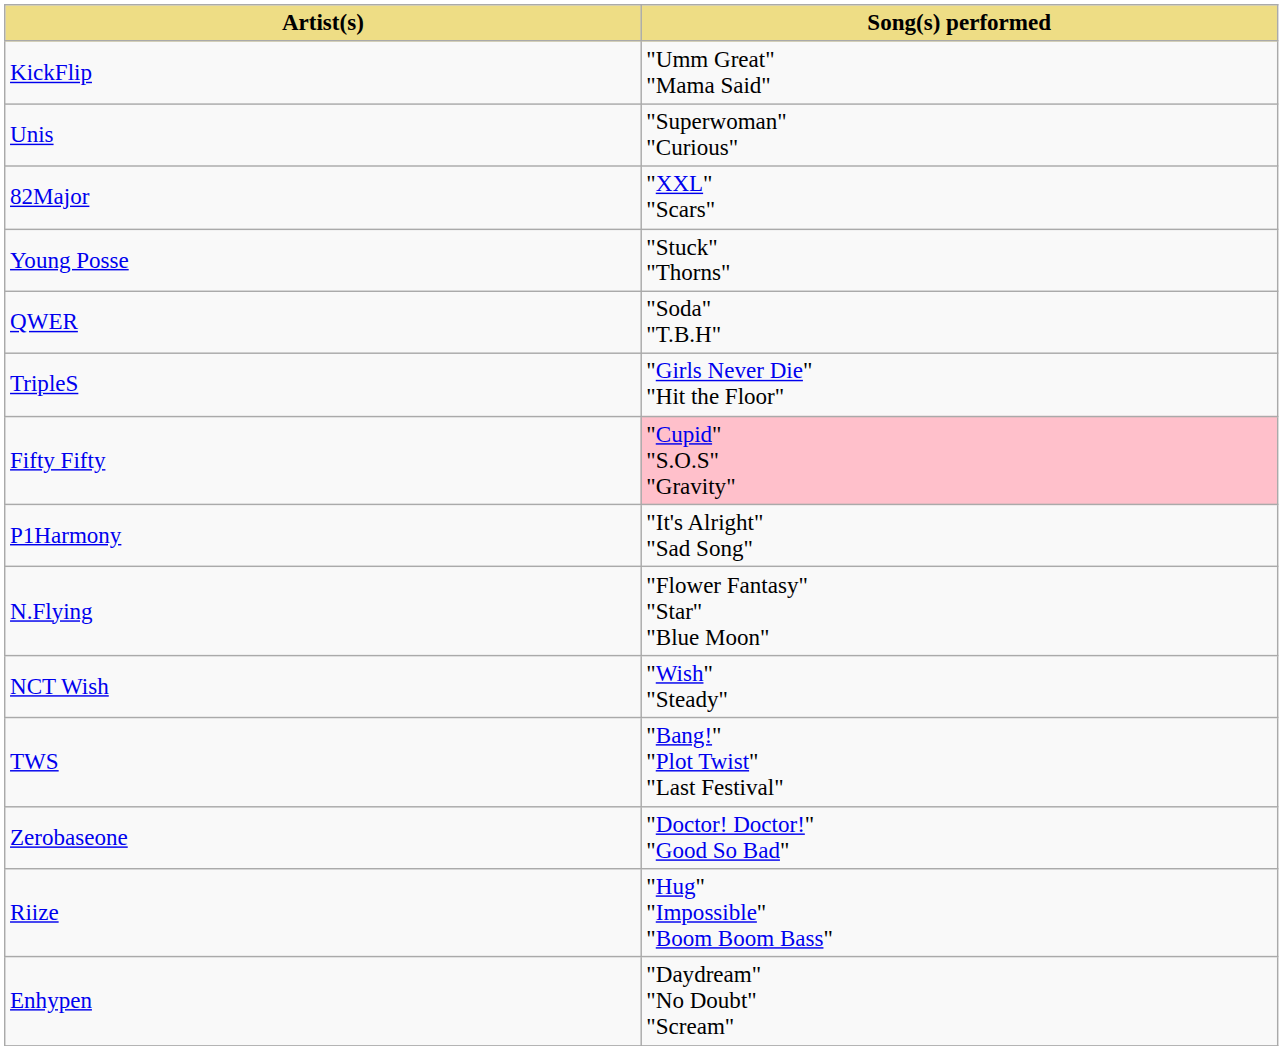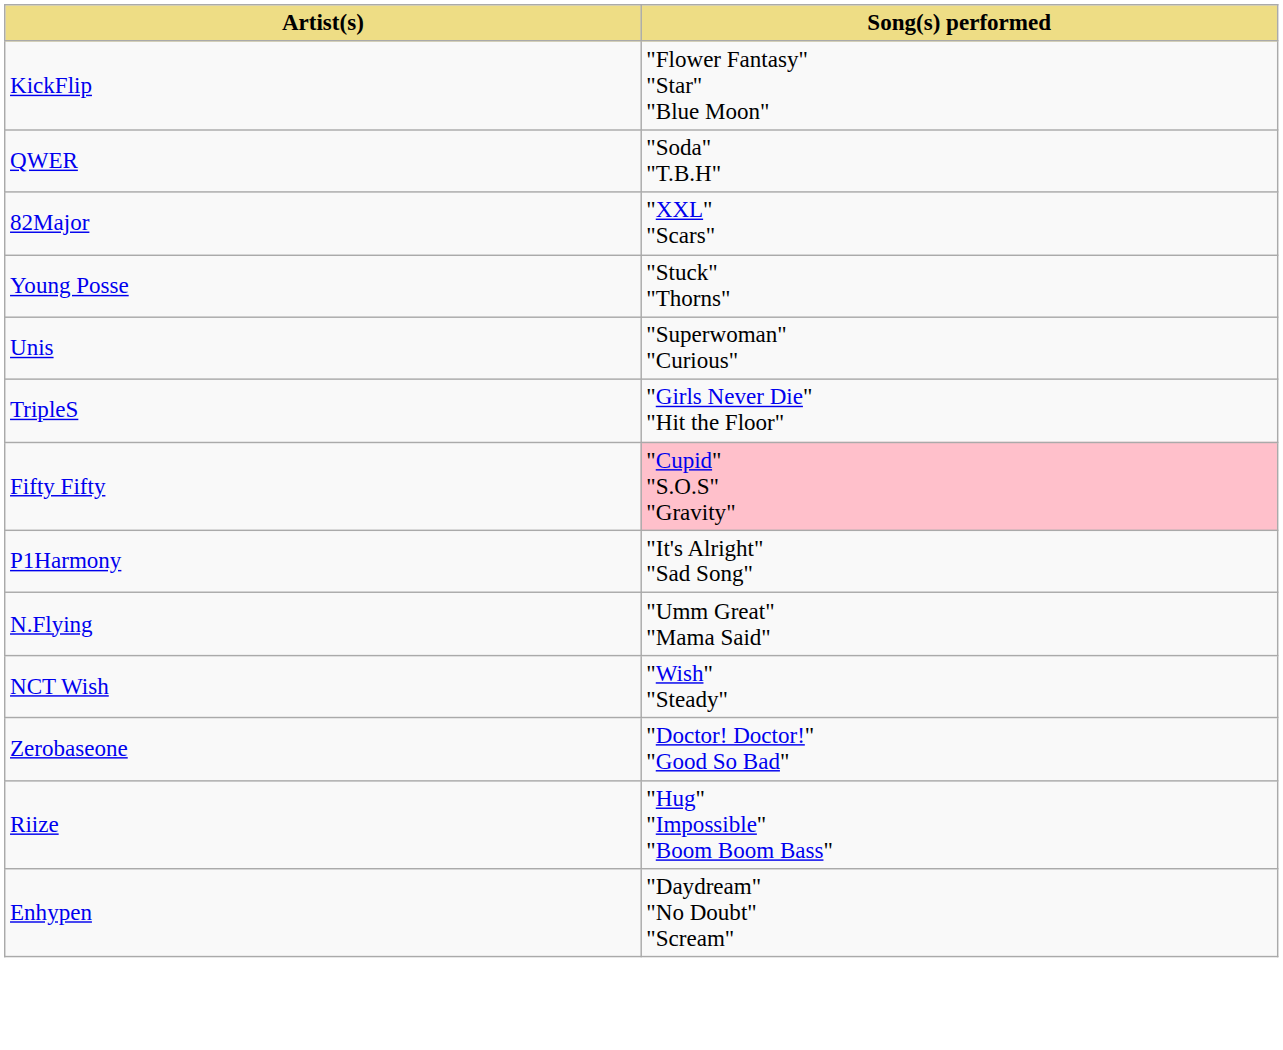(710, 72) "Umm Great" "Mama Said" -> (727, 85) "Flower Fantasy" "Star" "Blue Moon"
rows swapped: (32, 134) <-> (44, 322)
(727, 610) "Flower Fantasy" "Star" "Blue Moon" -> (710, 623) "Umm Great" "Mama Said"
- row: (34, 761)
